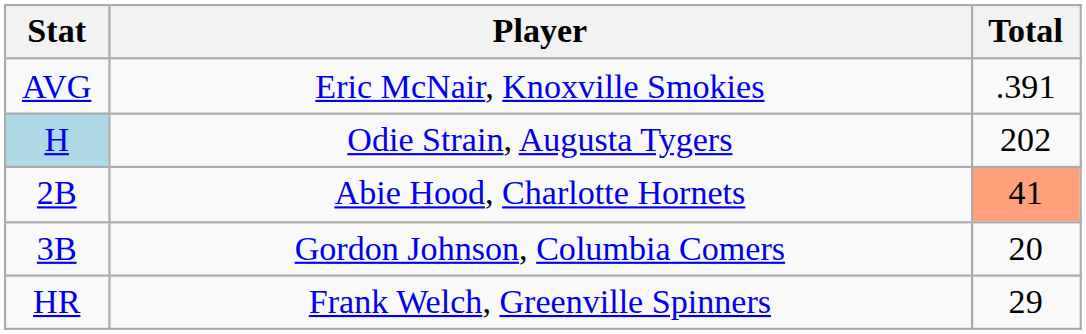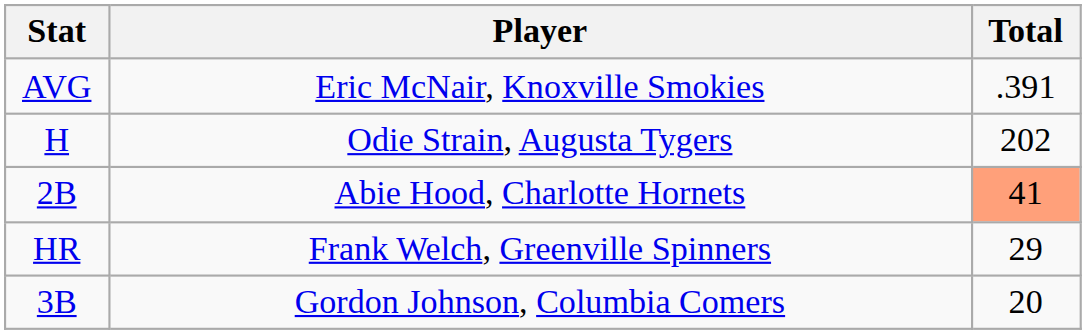(57, 139) lightblue background -> (57, 139) no background
rows swapped: (540, 247) <-> (540, 301)
